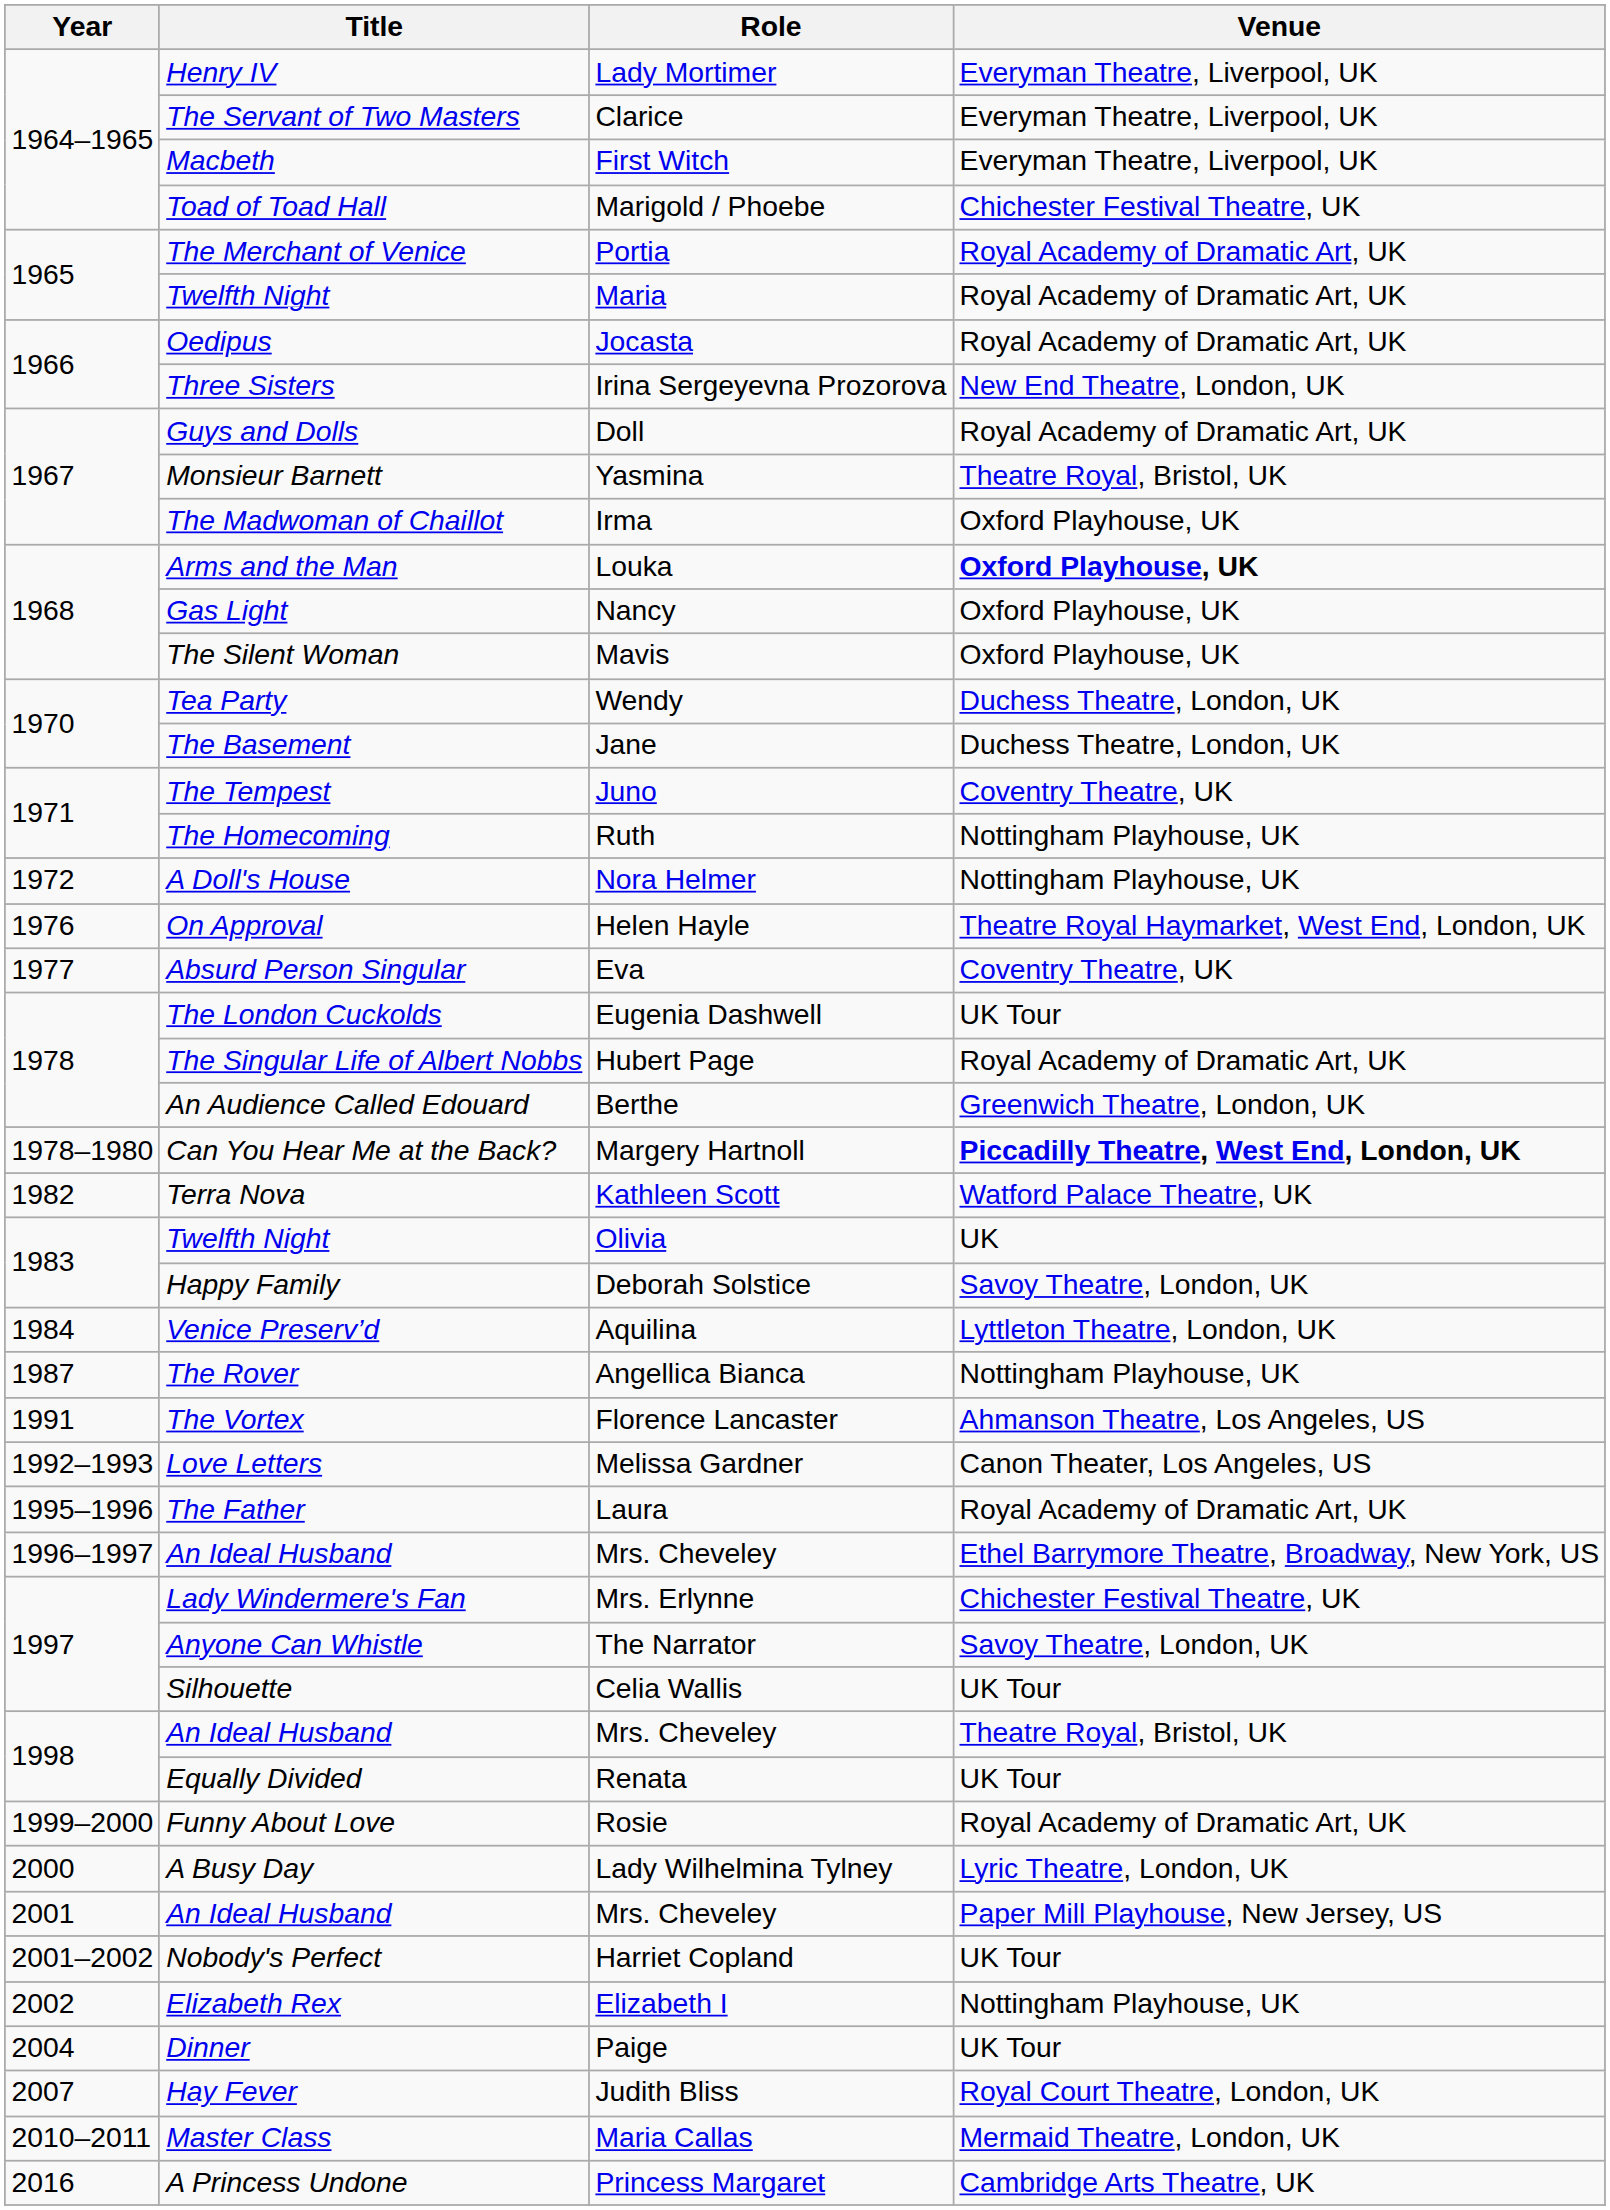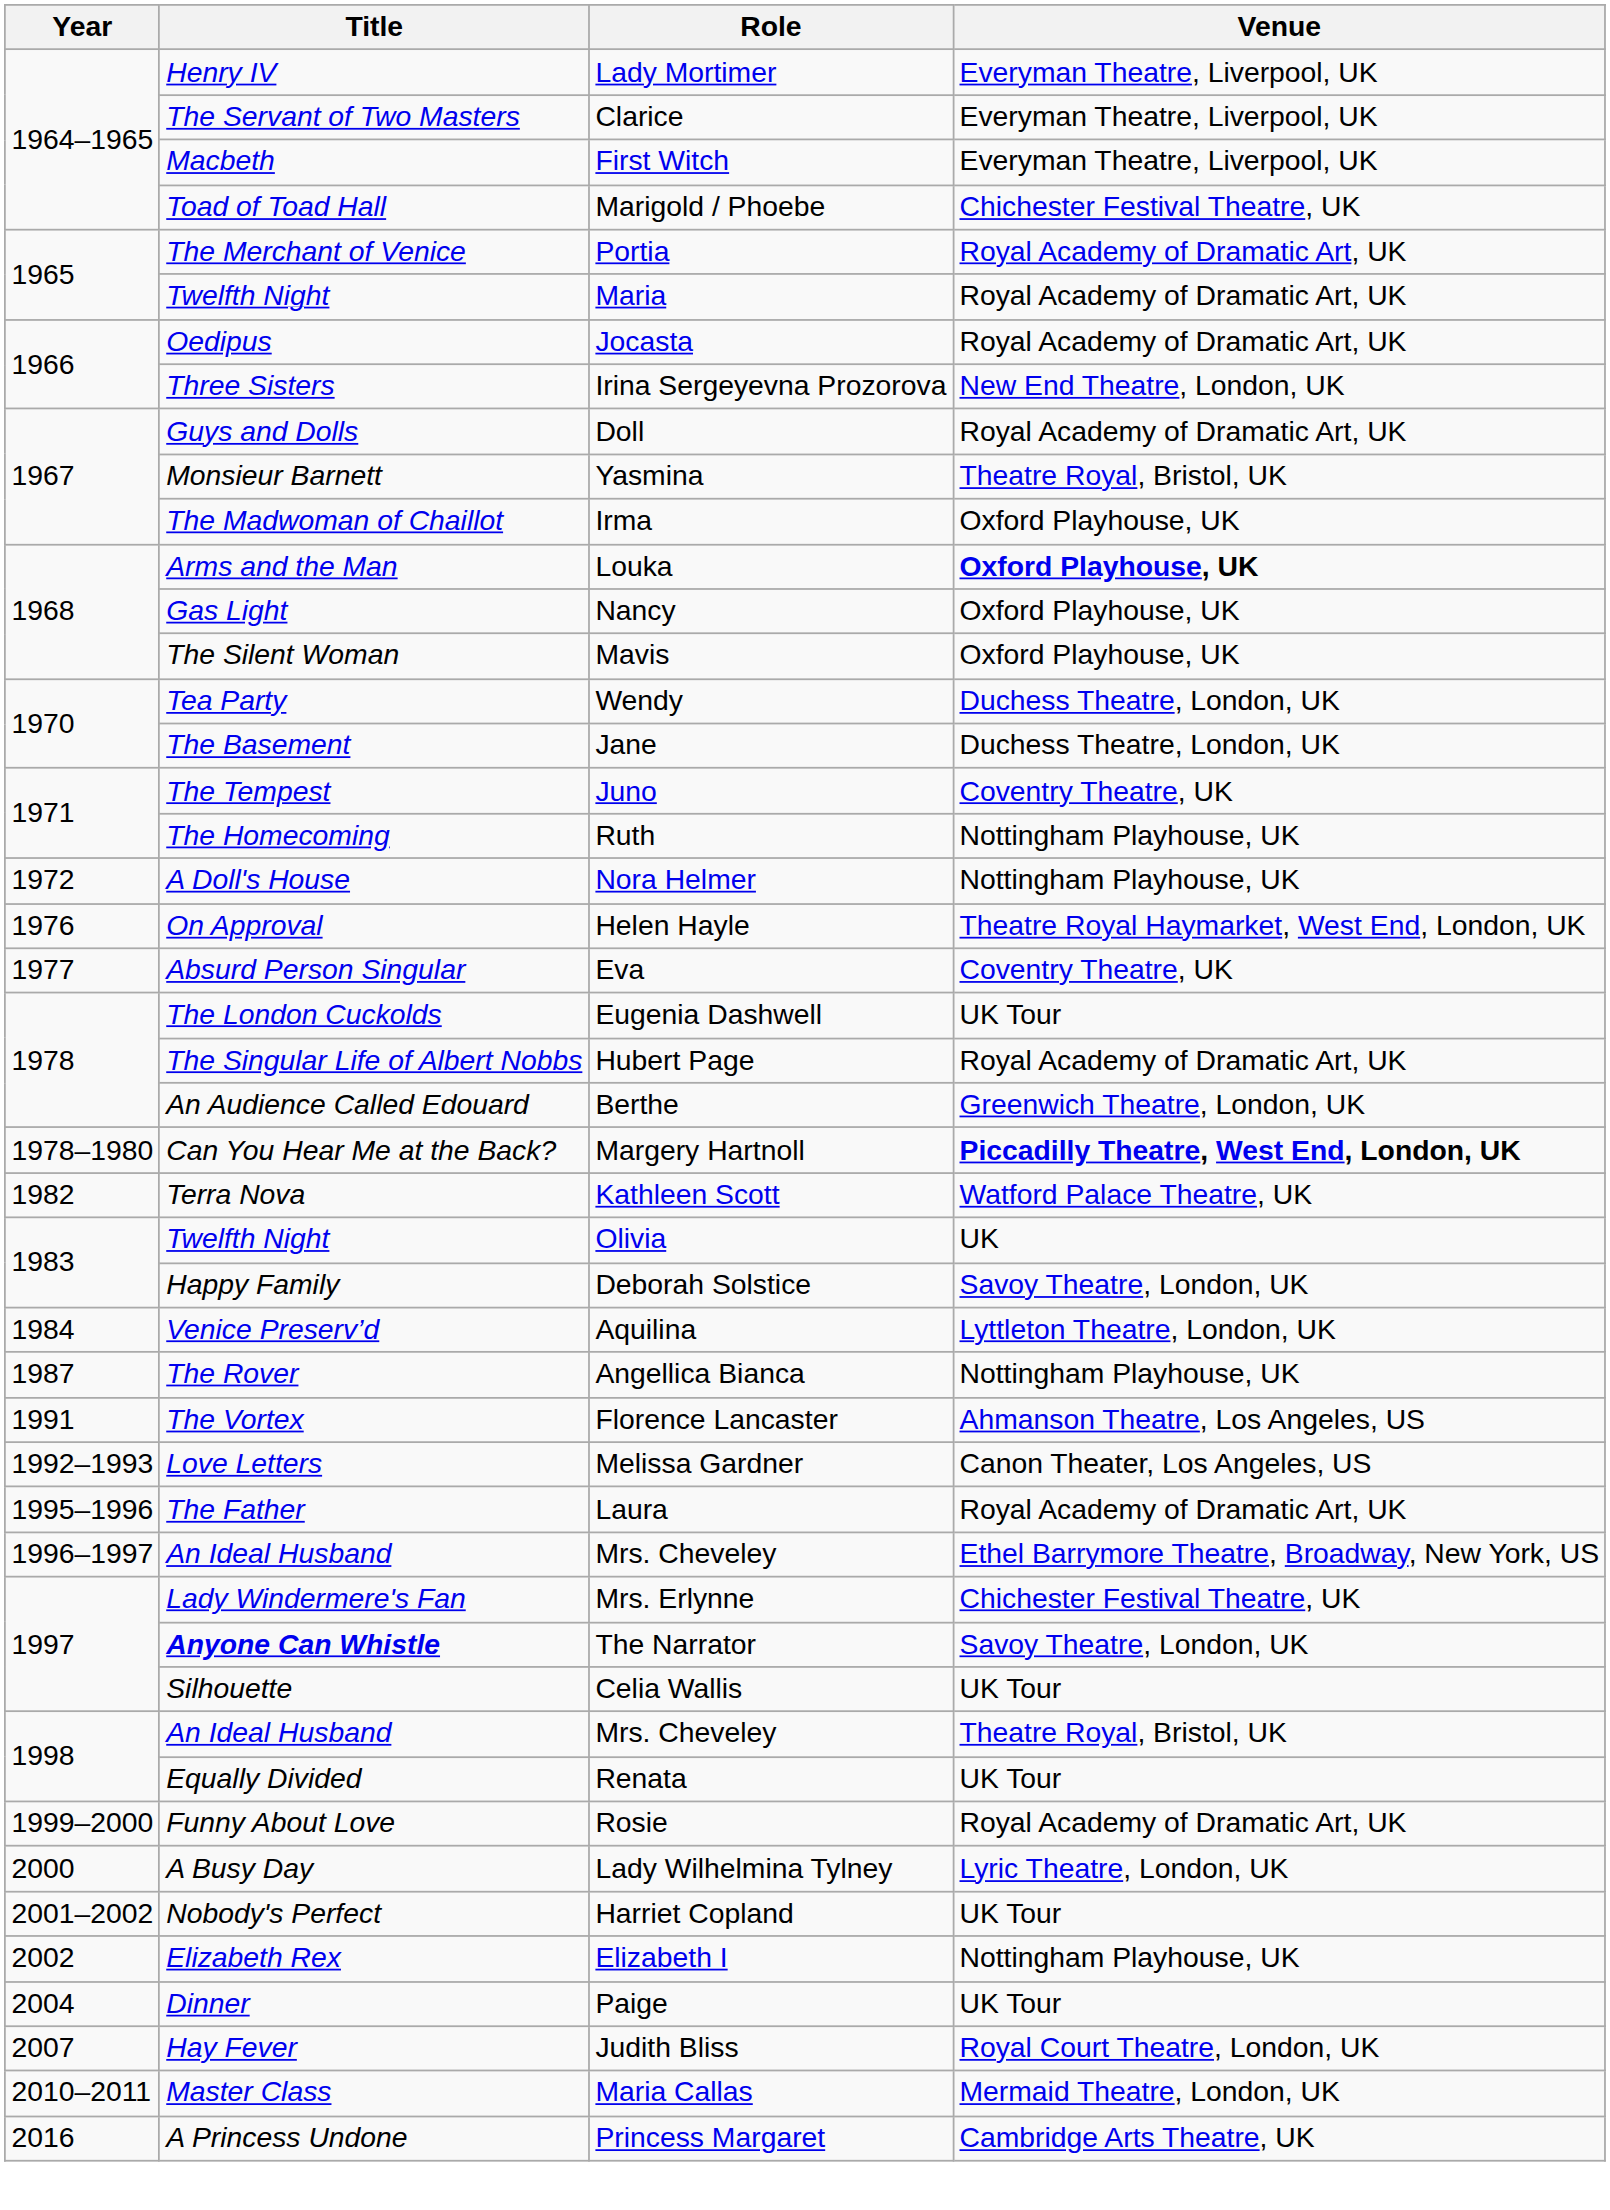(295, 1643) normal -> (303, 1643) bold
- row: (43, 1913)
